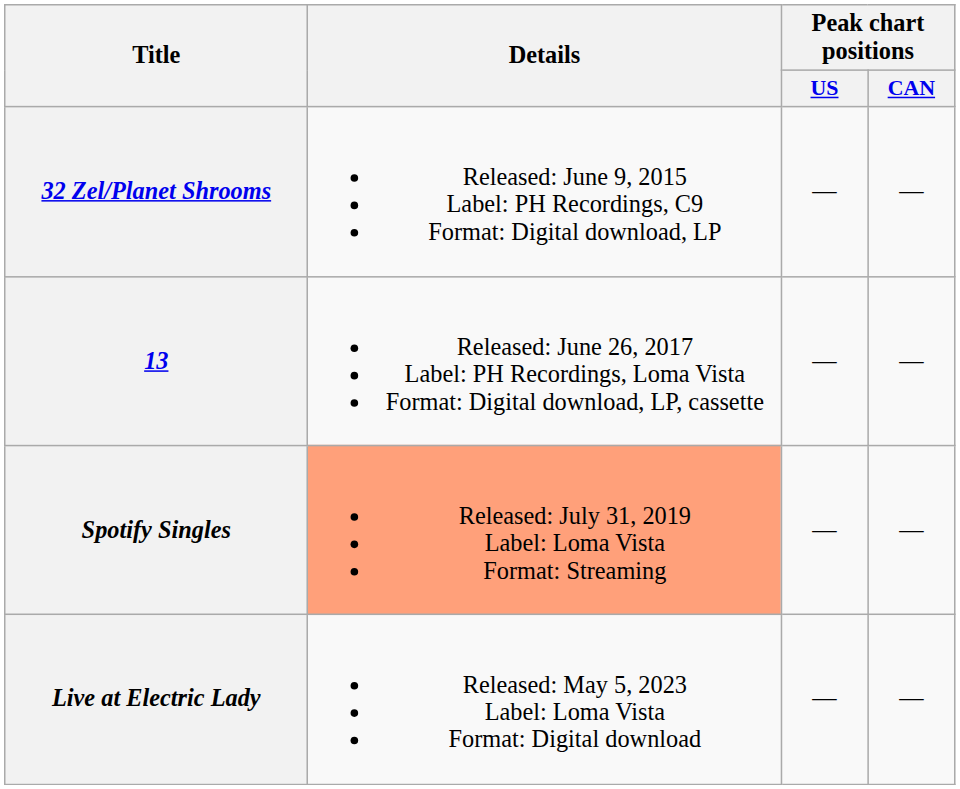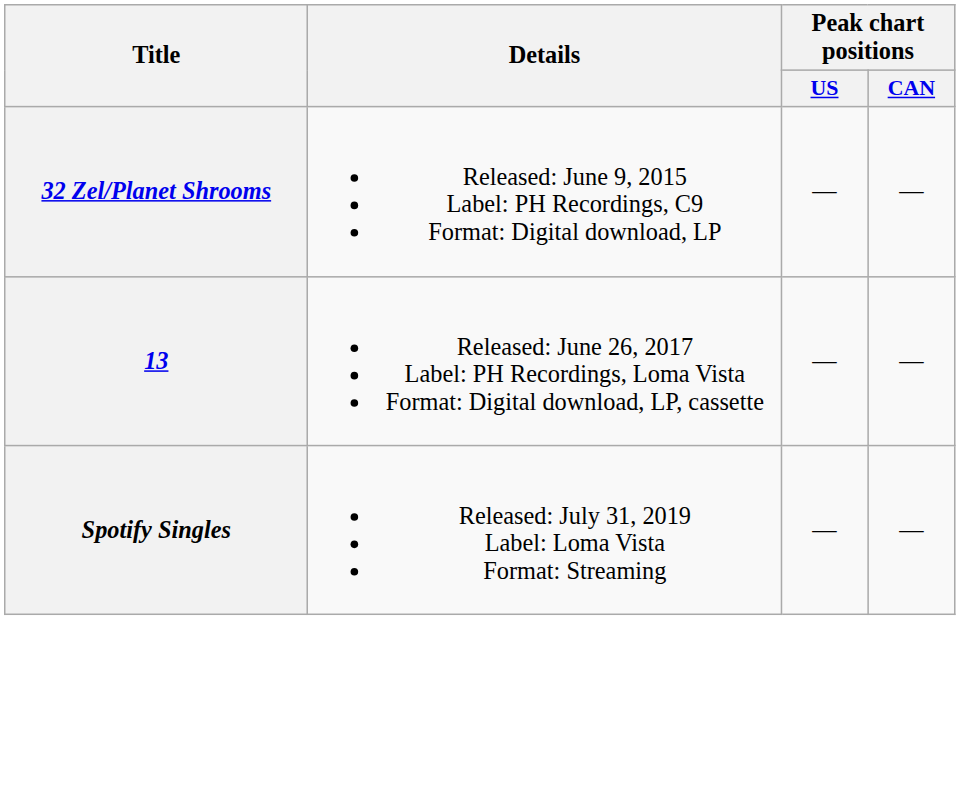(544, 544) lightsalmon background -> (544, 544) no background
- row: (156, 699)
